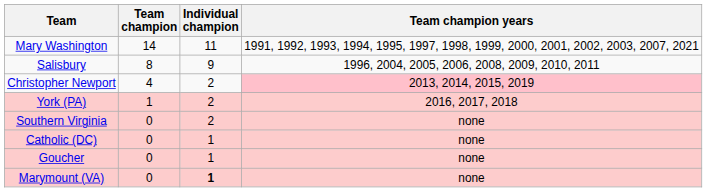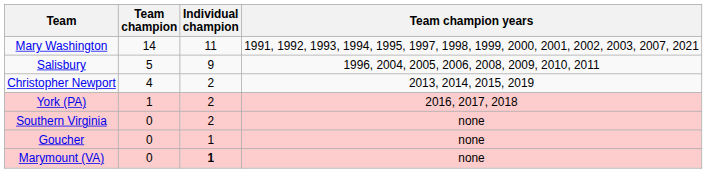(149, 65) 8 -> (149, 65) 5
(471, 84) pink background -> (471, 84) no background
- row: (61, 140)
